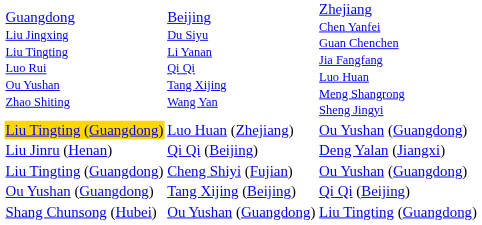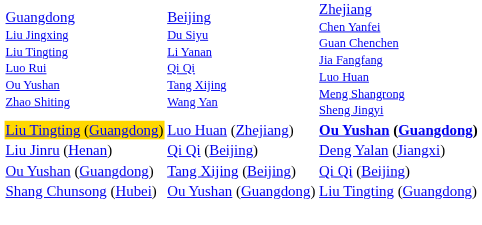(393, 130) normal -> (398, 130) bold
- row: (230, 171)
